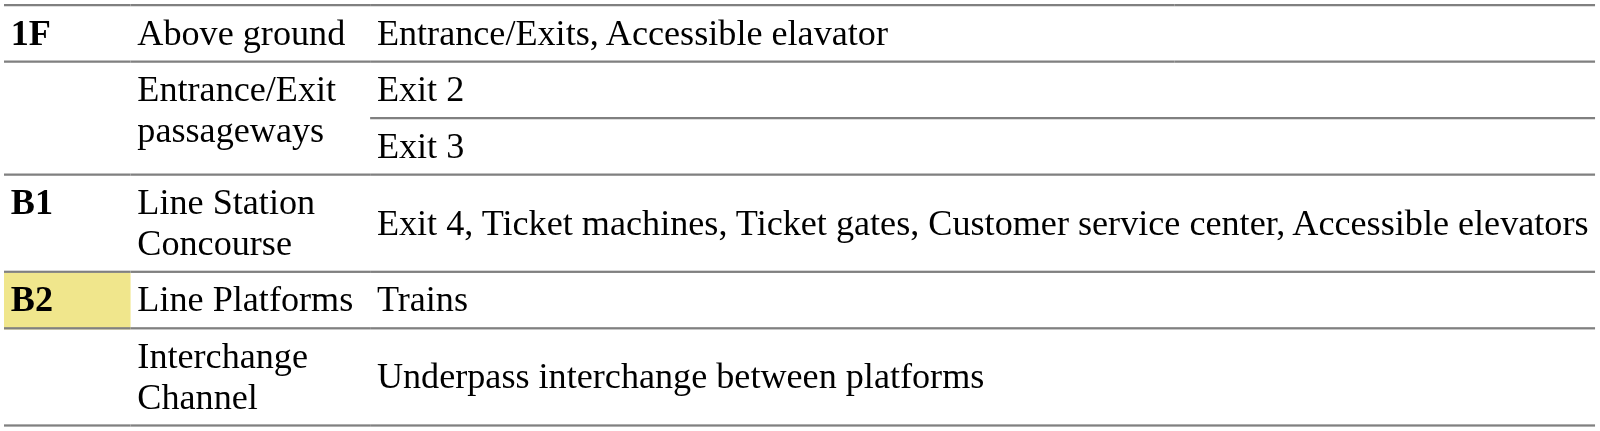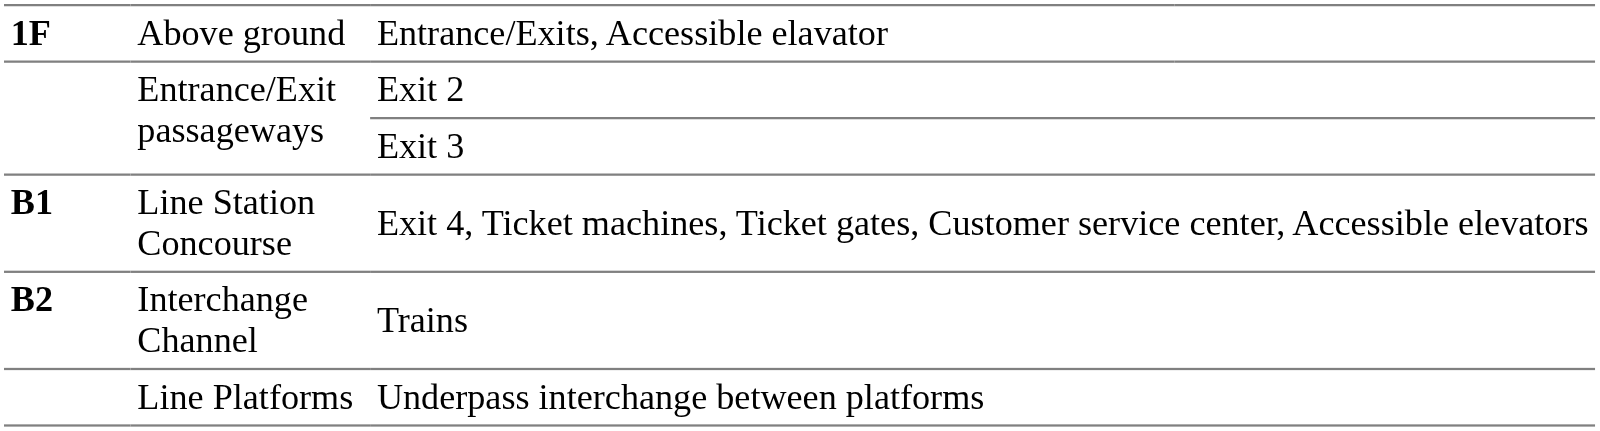(32, 299) khaki background -> (32, 299) no background
(245, 299) Line Platforms -> (223, 319) Interchange Channel
(223, 376) Interchange Channel -> (245, 396) Line Platforms
